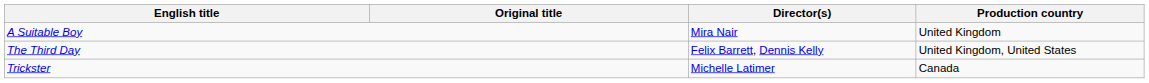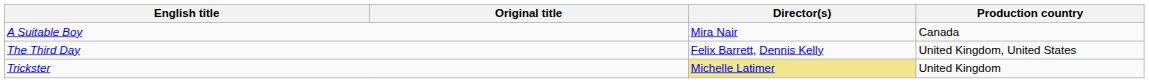(960, 31) United Kingdom -> (939, 31) Canada
(733, 68) no background -> (733, 68) khaki background
(939, 68) Canada -> (960, 68) United Kingdom
